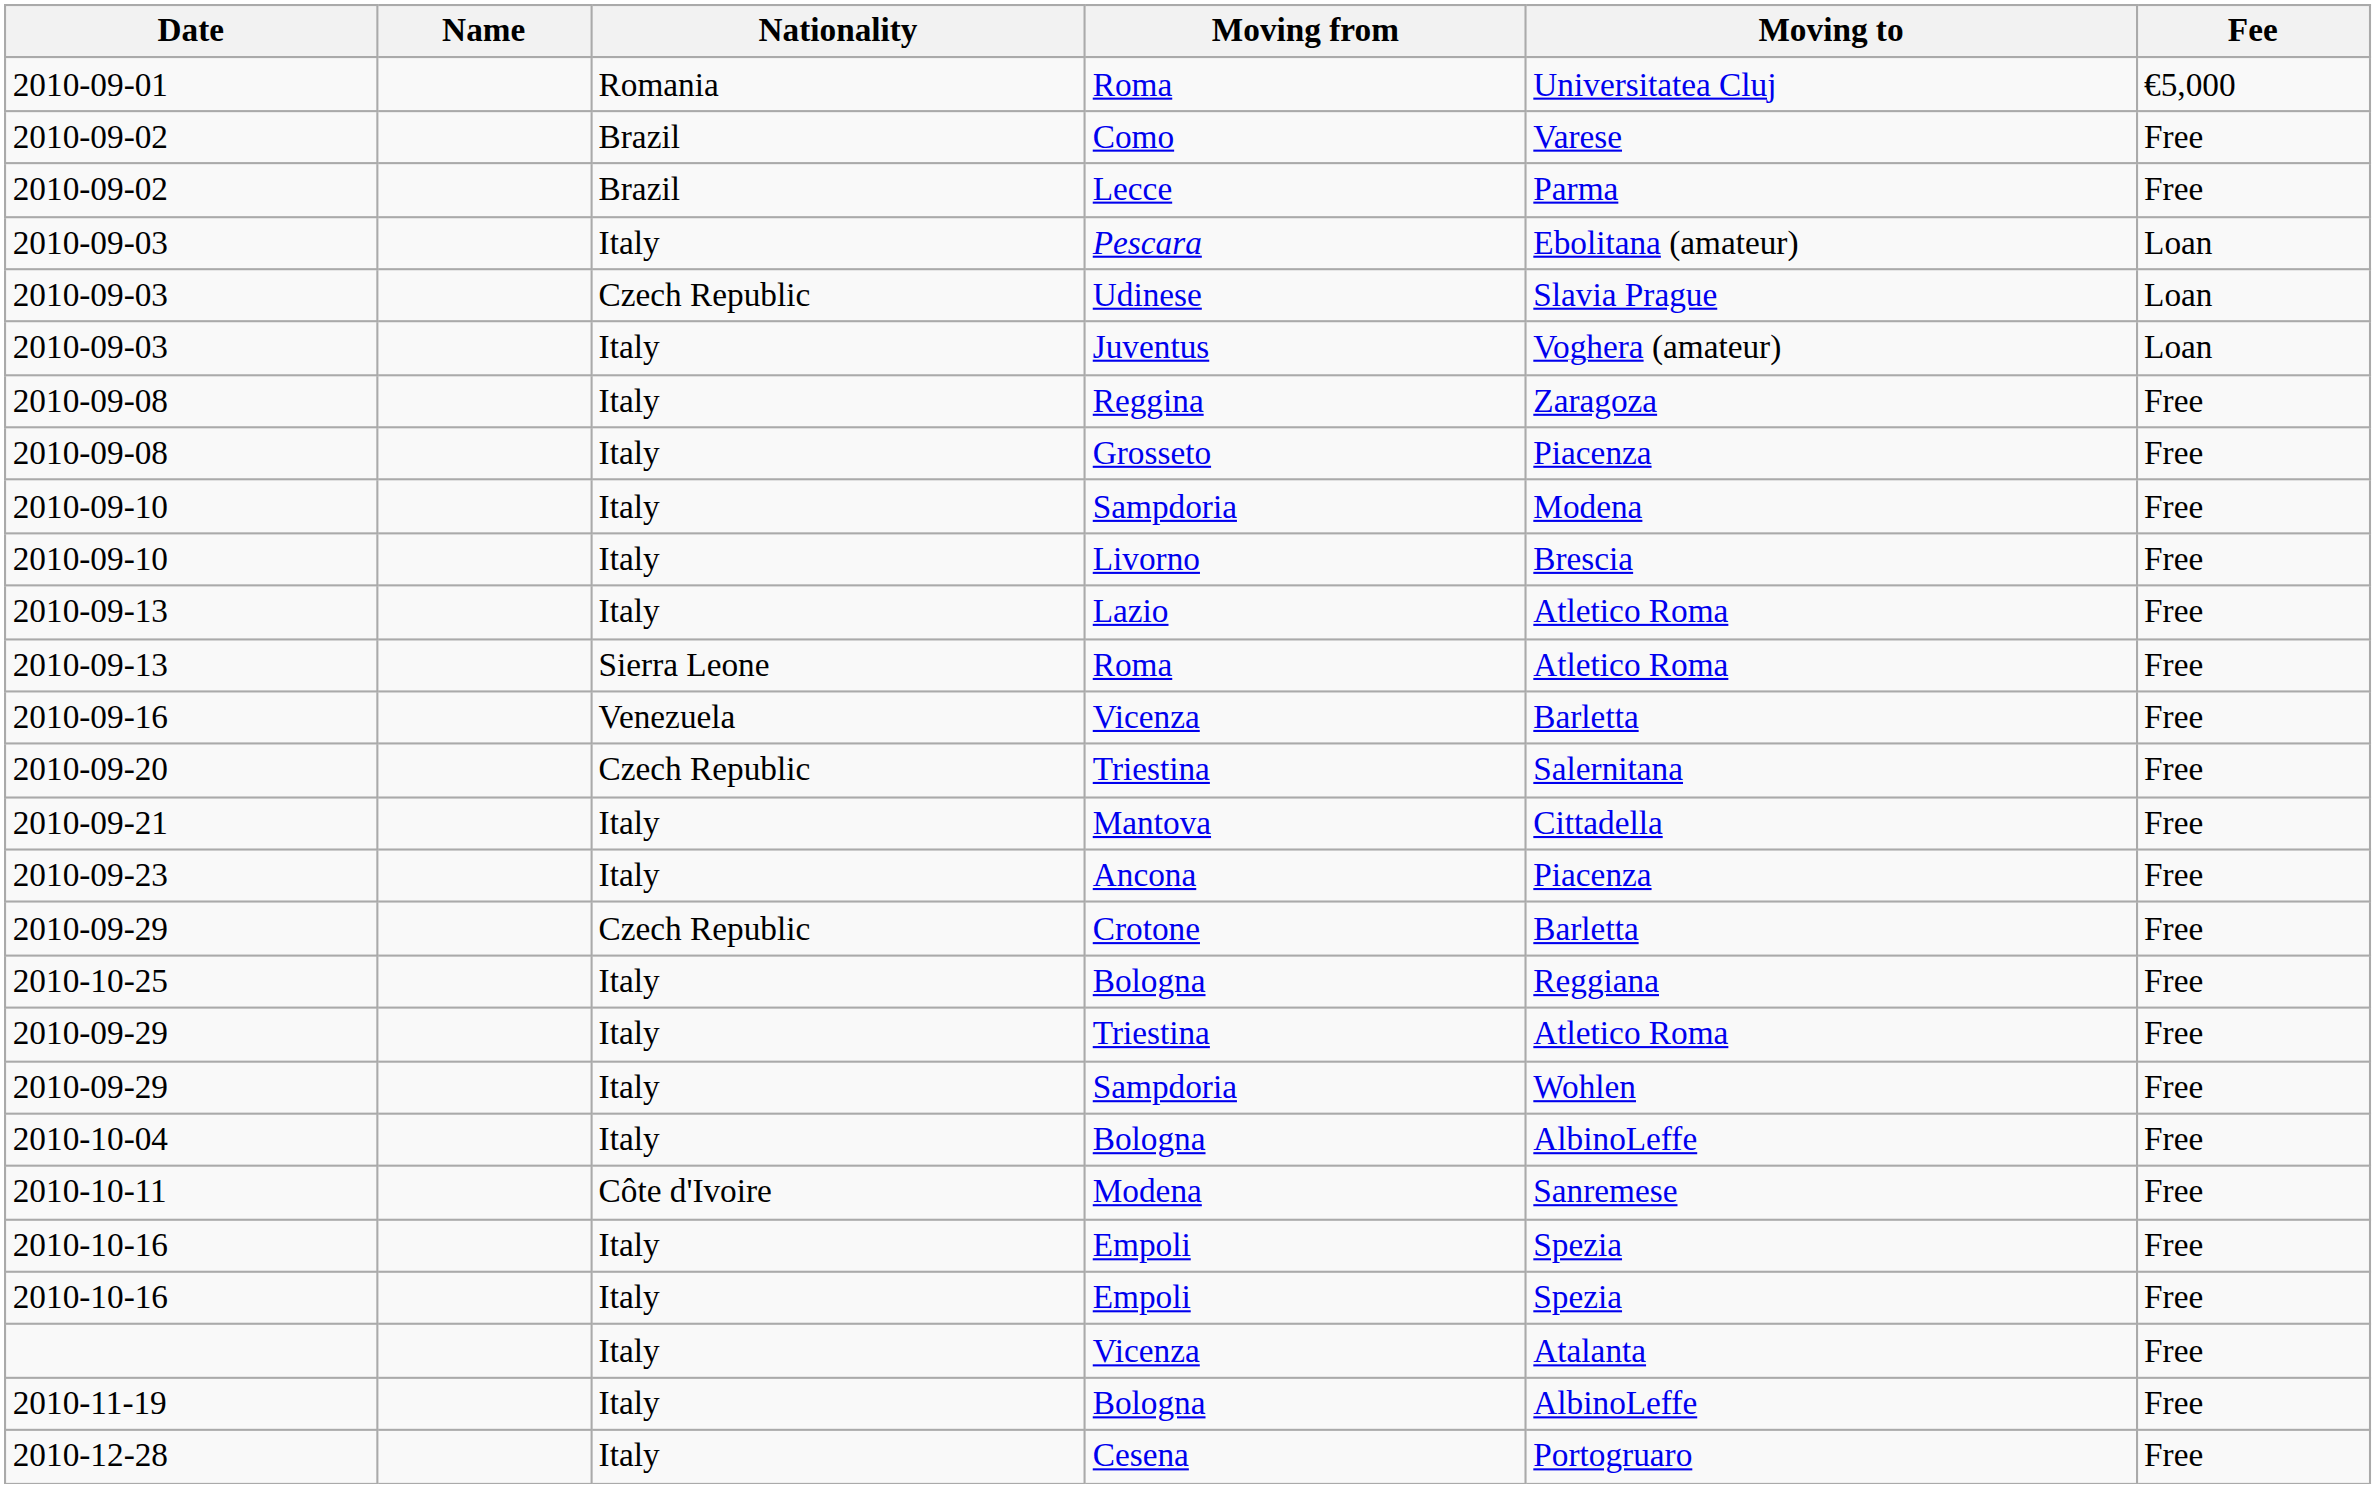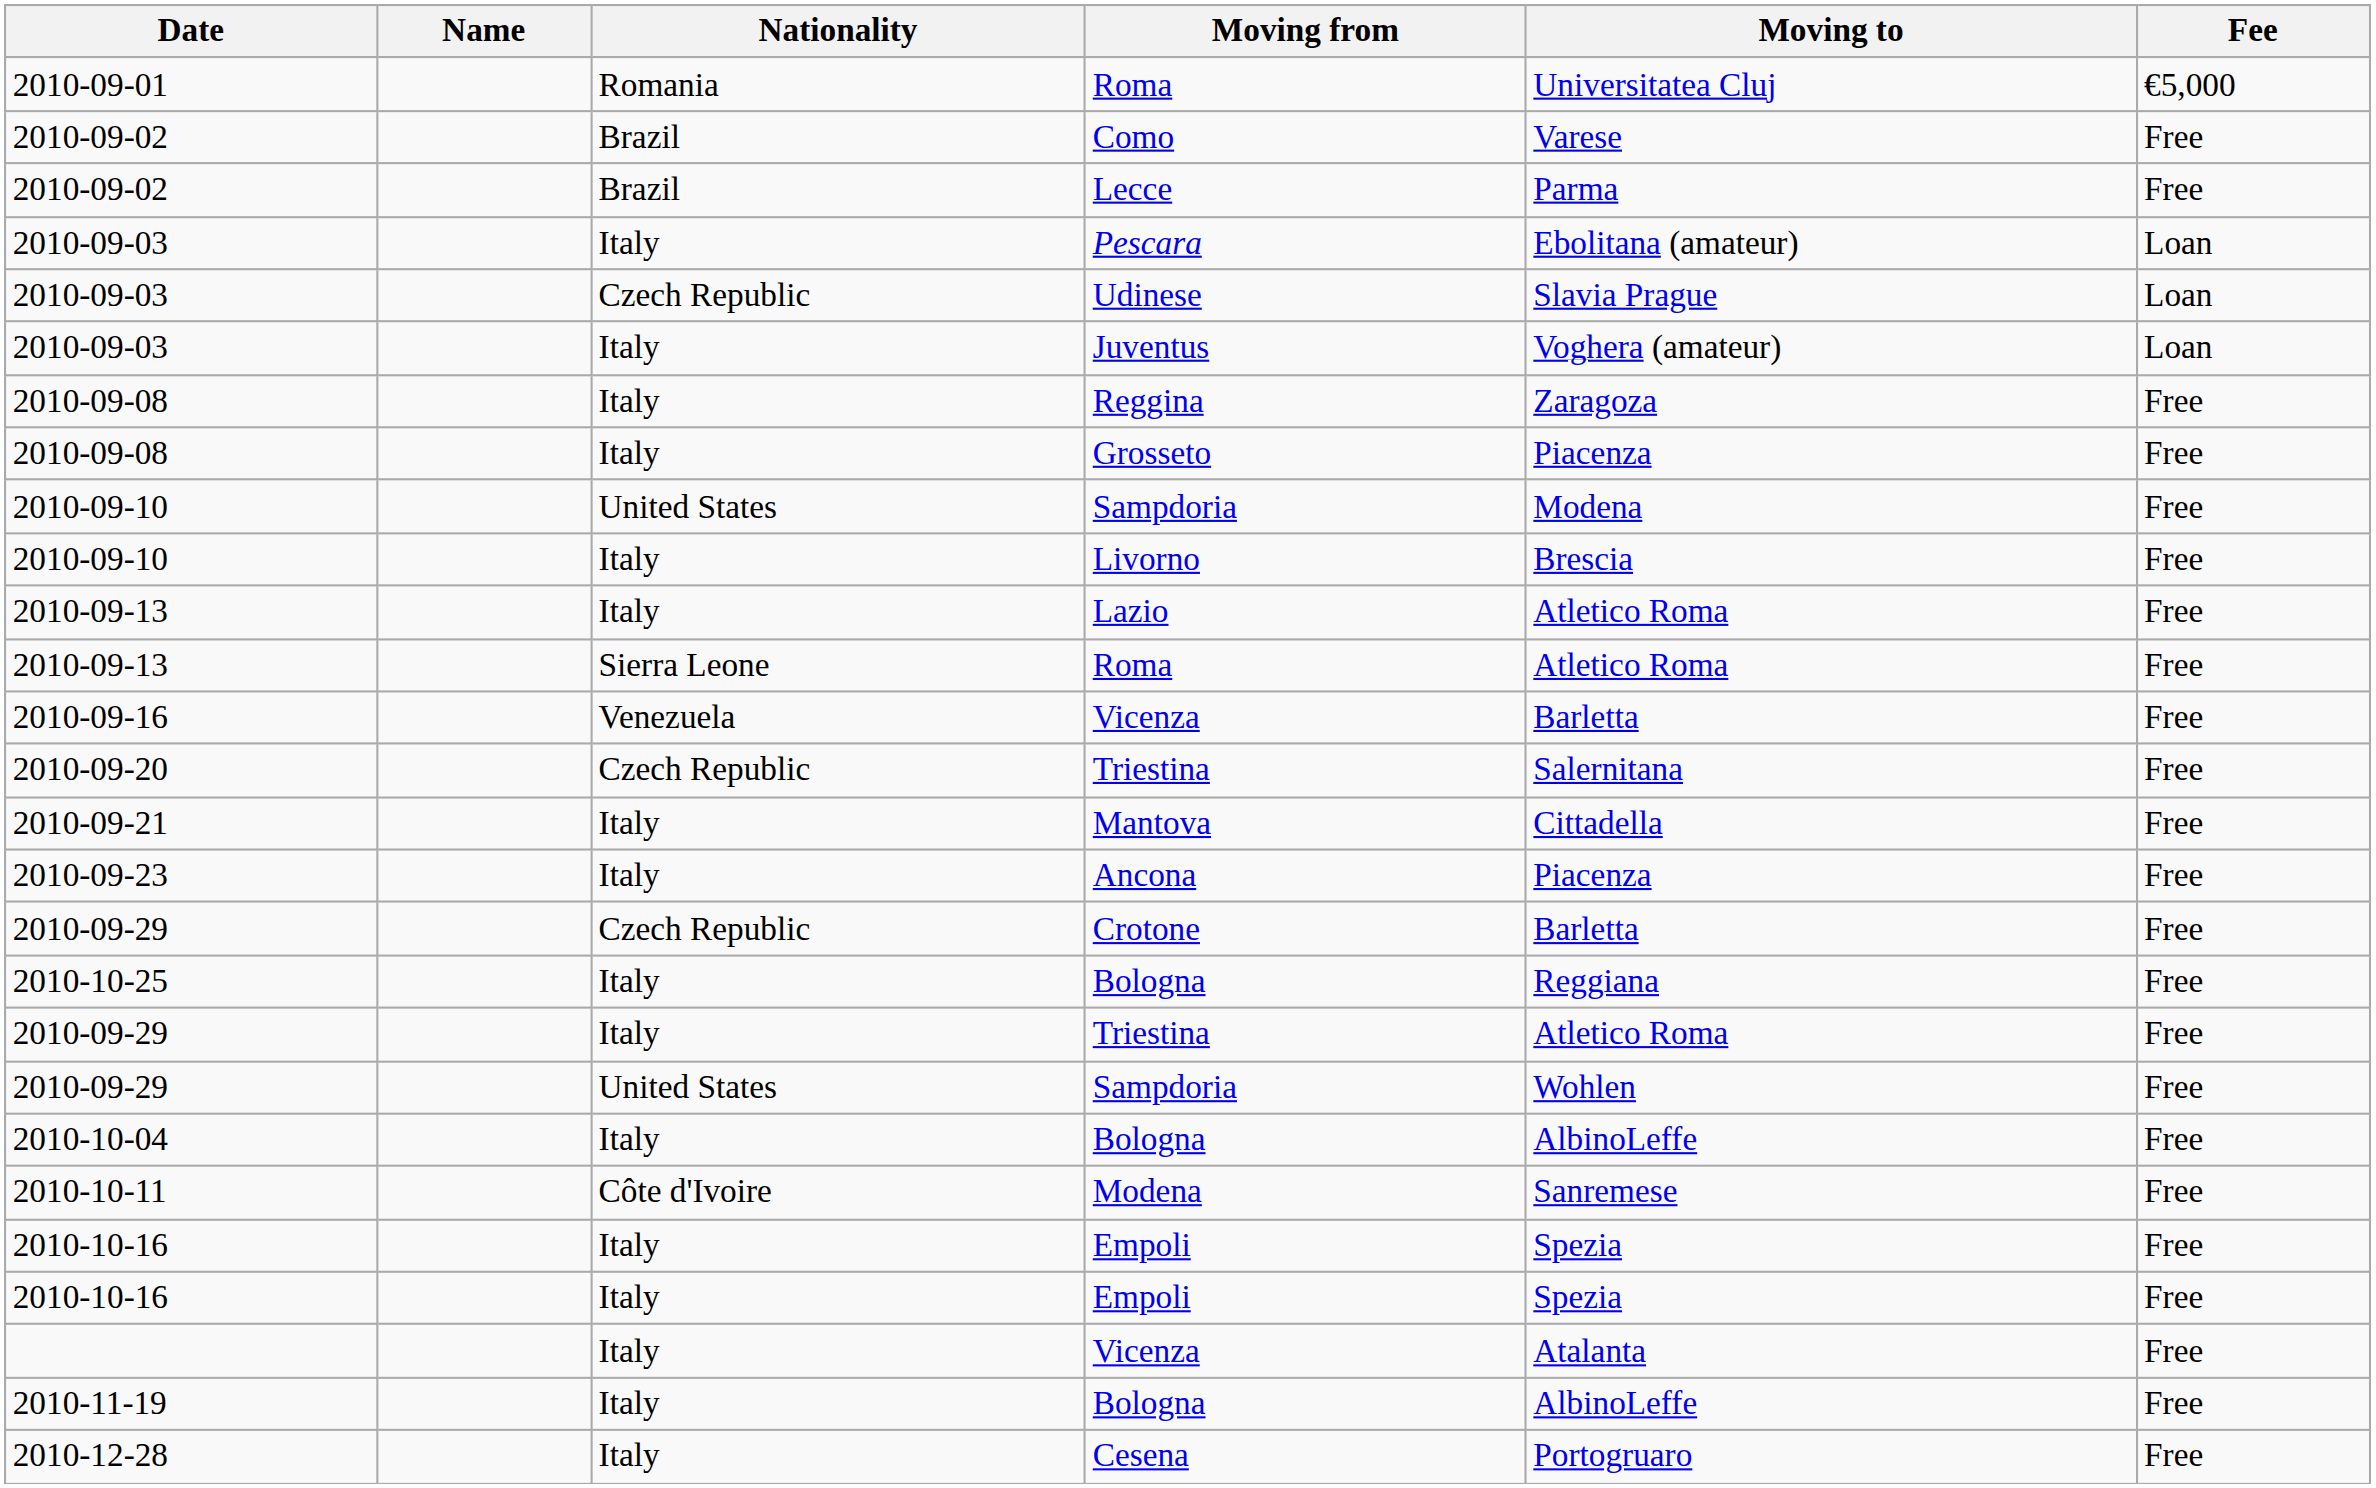(629, 505) Italy -> (688, 505) United States
(629, 1086) Italy -> (688, 1086) United States
